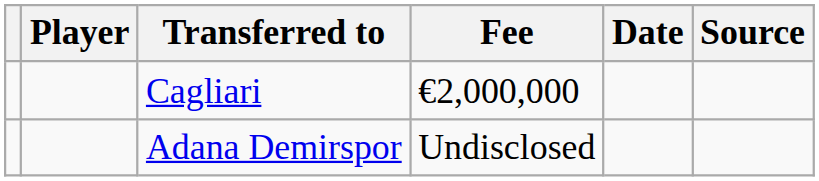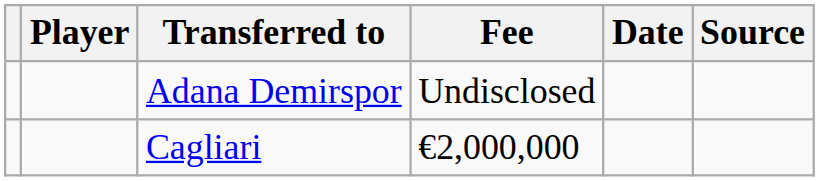rows swapped: (274, 146) <-> (204, 89)
